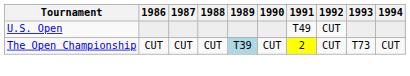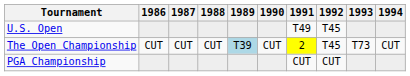(331, 30) CUT -> (331, 30) T45
(331, 46) CUT -> (331, 46) T45
+ row: (56, 63)
